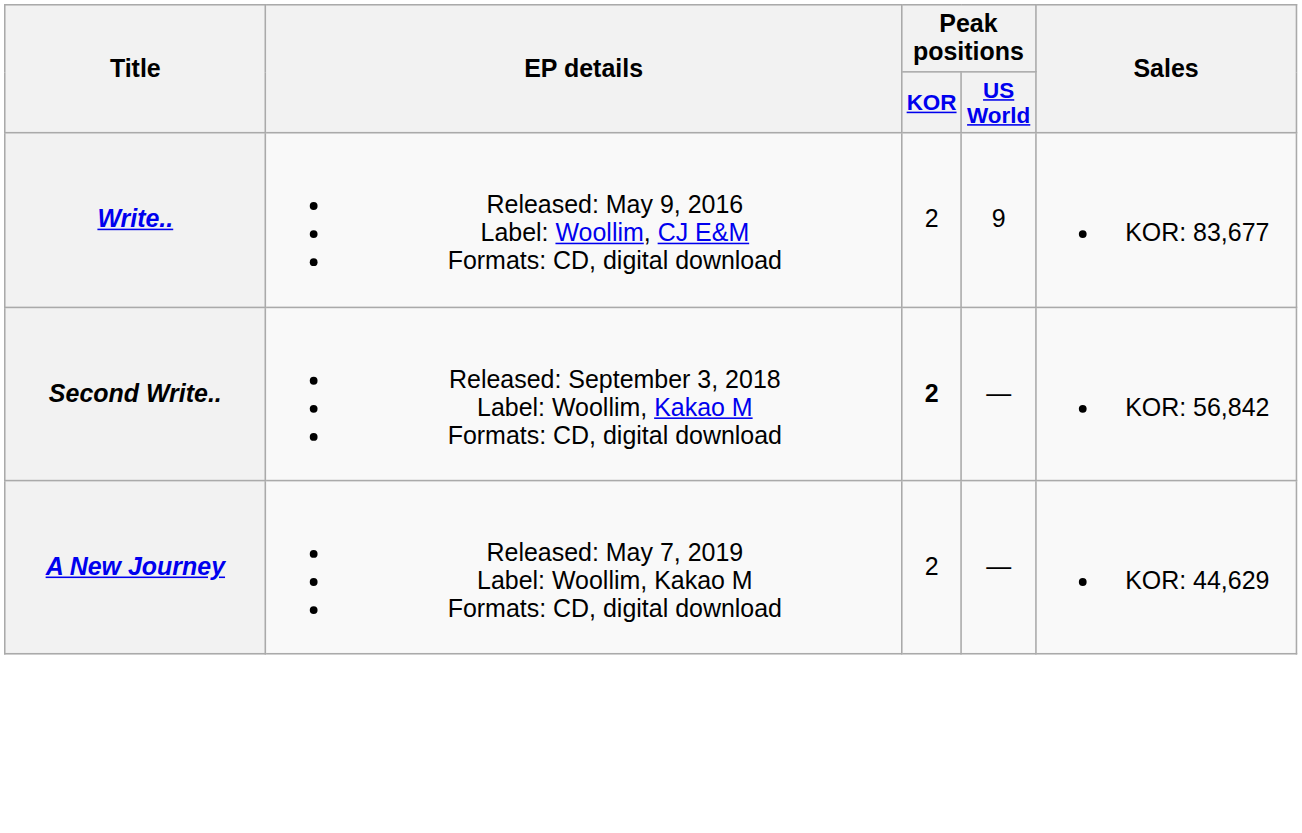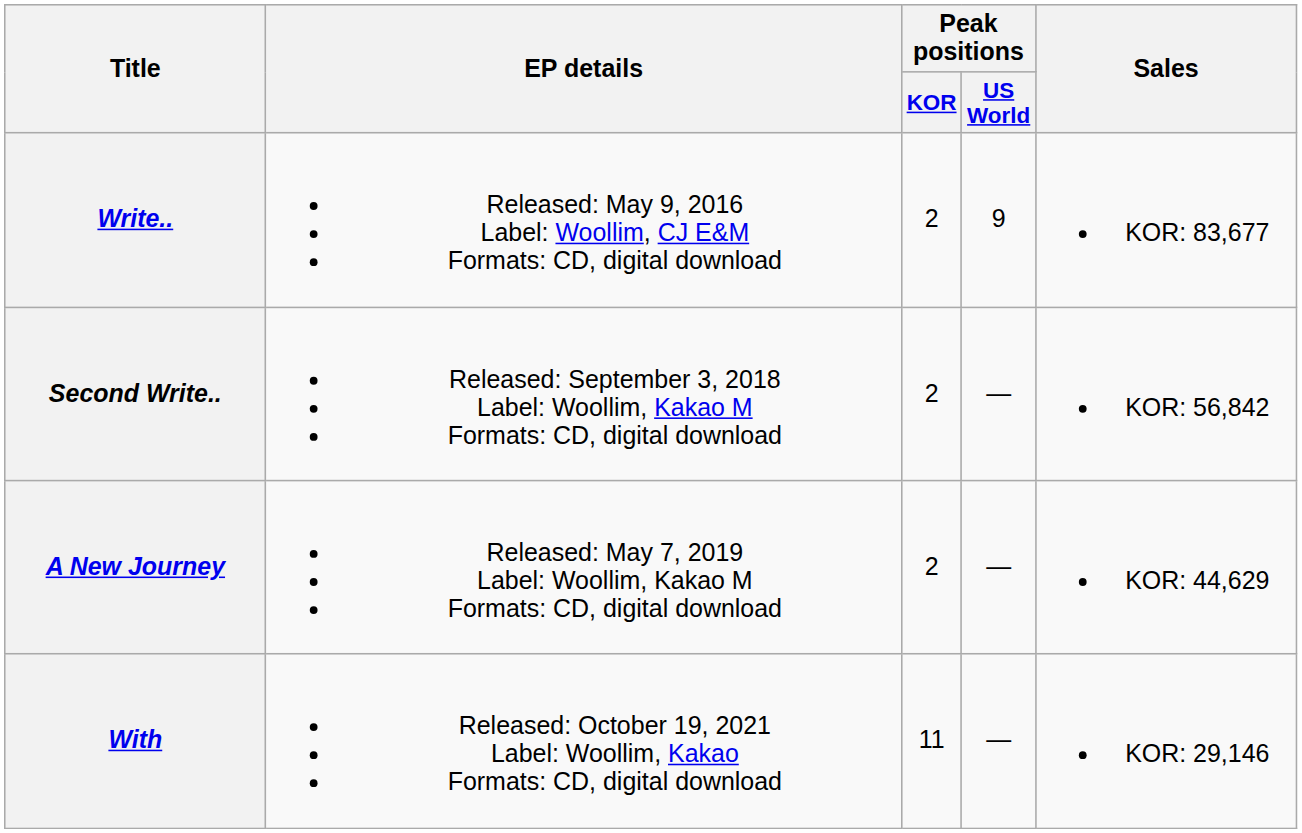(932, 393) bold -> (932, 393) normal
+ row: (135, 740)
